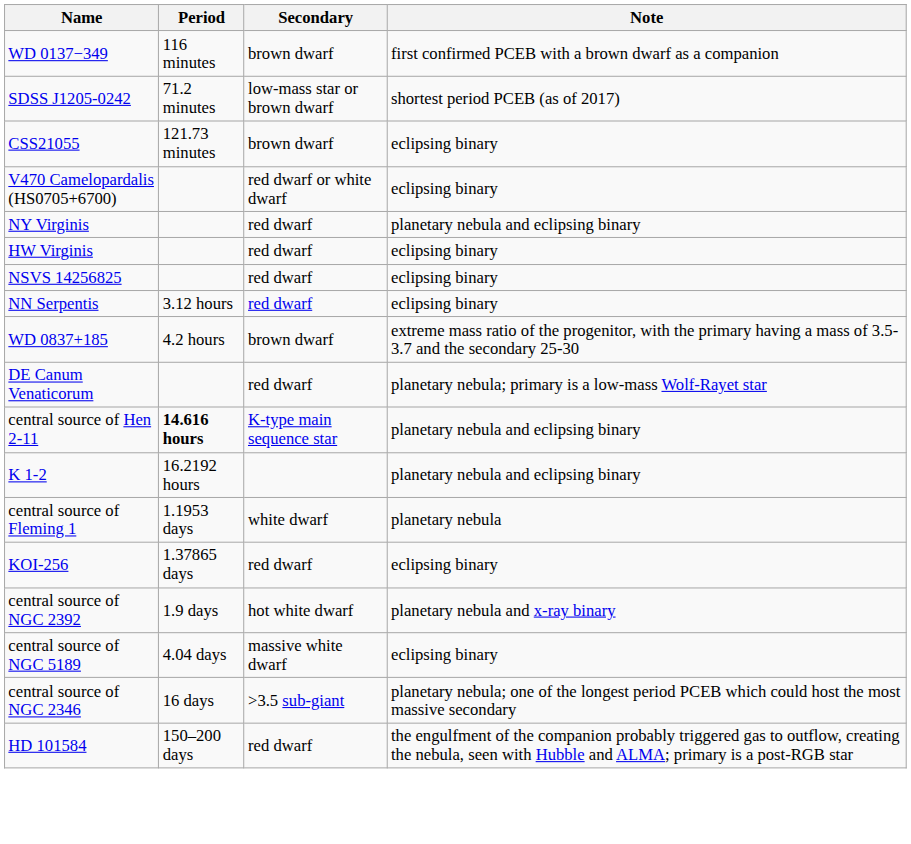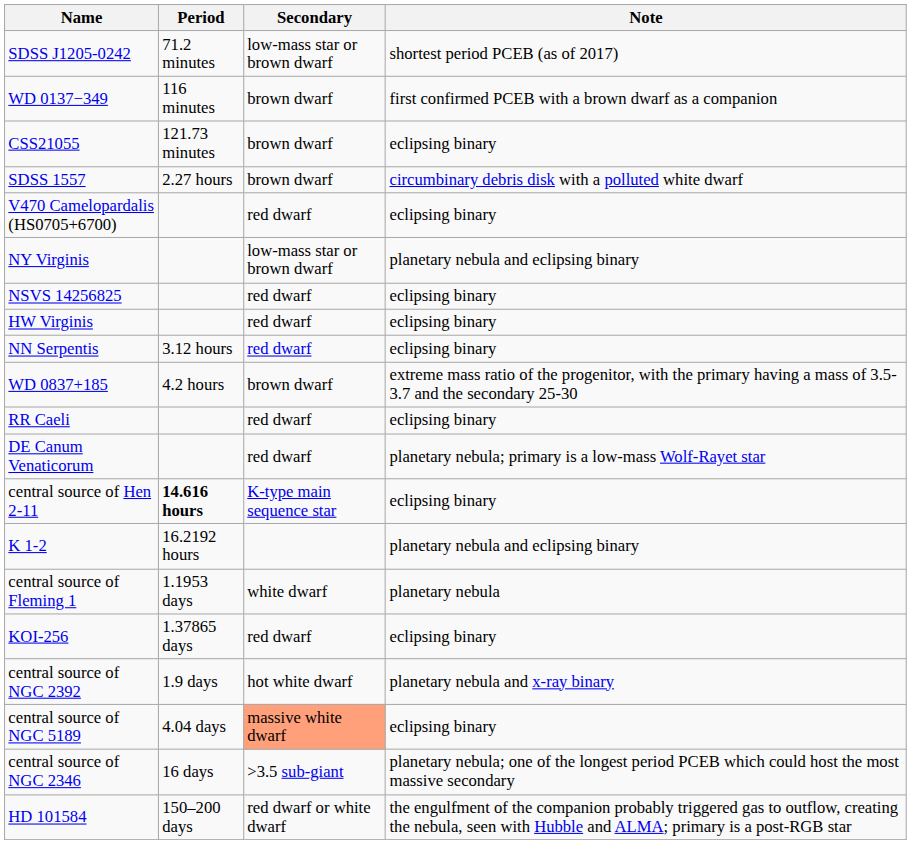rows swapped: (70, 98) <-> (58, 53)
+ row: (47, 179)
(310, 188) red dwarf or white dwarf -> (279, 215) red dwarf
(280, 224) red dwarf -> (302, 260) low-mass star or brown dwarf
rows swapped: (65, 277) <-> (51, 250)
+ row: (39, 420)
(516, 429) planetary nebula and eclipsing binary -> (443, 501) eclipsing binary
(295, 655) no background -> (295, 726) lightsalmon background
(280, 745) red dwarf -> (309, 816) red dwarf or white dwarf
